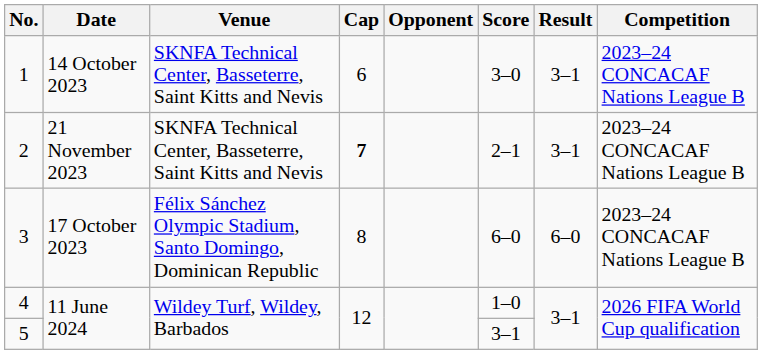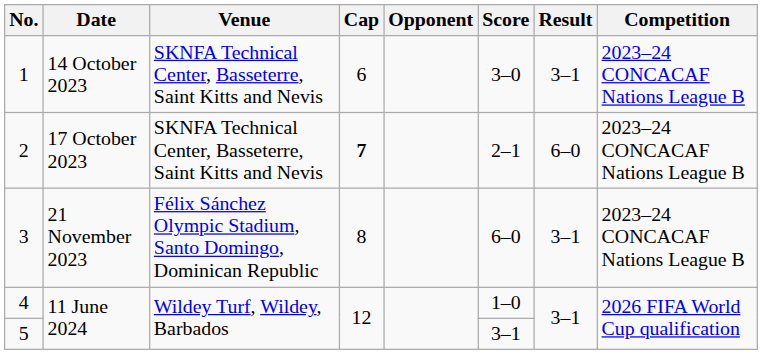(89, 150) 21 November 2023 -> (92, 150) 17 October 2023
(565, 150) 3–1 -> (565, 150) 6–0
(92, 237) 17 October 2023 -> (89, 237) 21 November 2023
(565, 237) 6–0 -> (565, 237) 3–1
